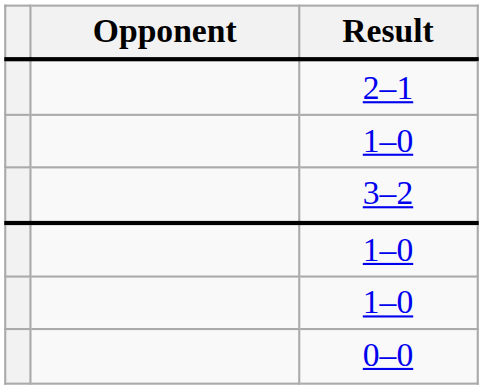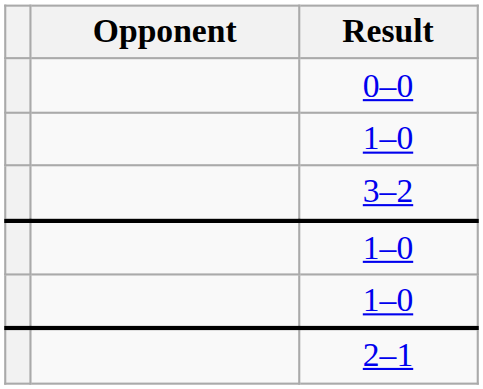rows swapped: (18, 87) <-> (18, 356)
